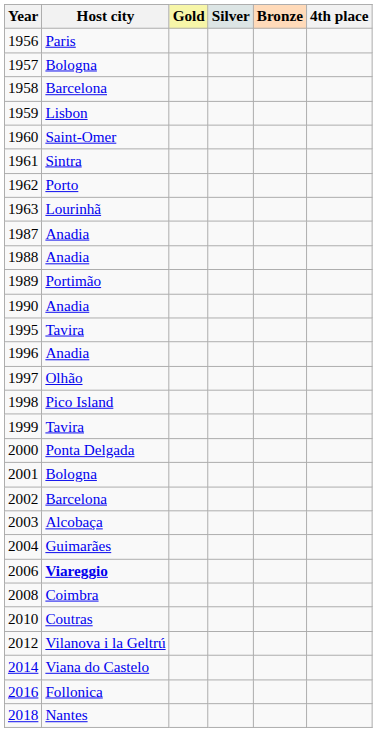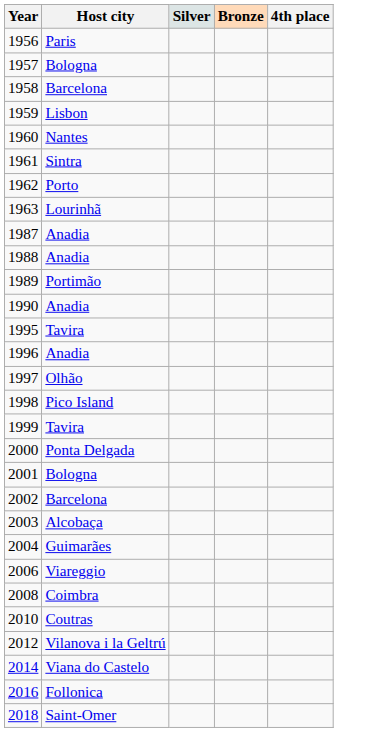- column: (189, 16)
(81, 137) Saint-Omer -> (66, 137) Nantes
(77, 570) bold -> (75, 570) normal
(66, 715) Nantes -> (81, 715) Saint-Omer
